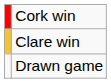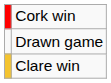rows swapped: (48, 41) <-> (59, 66)
